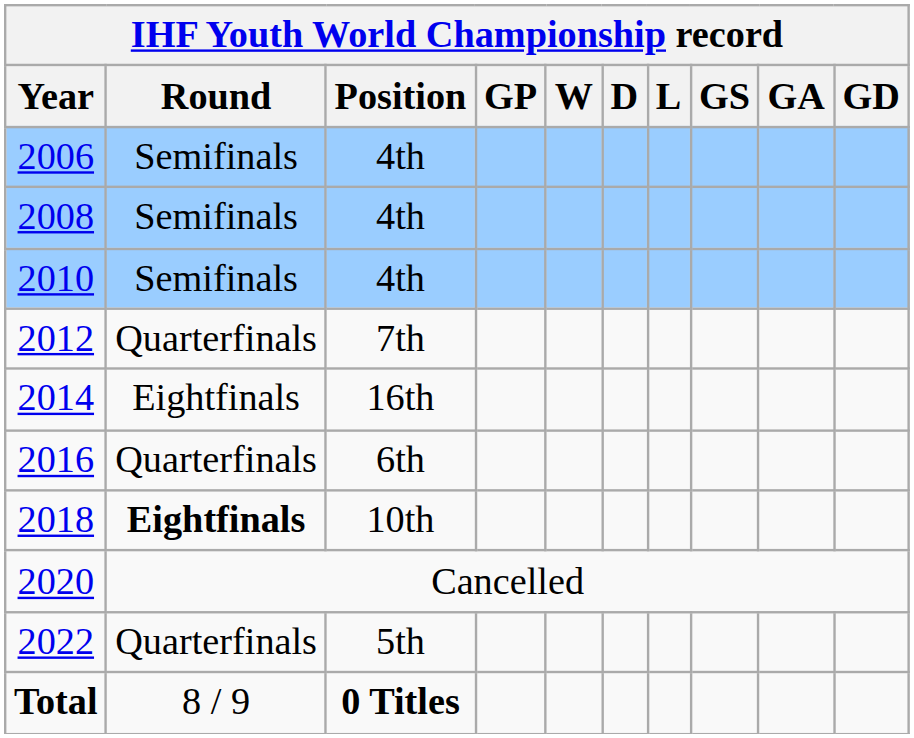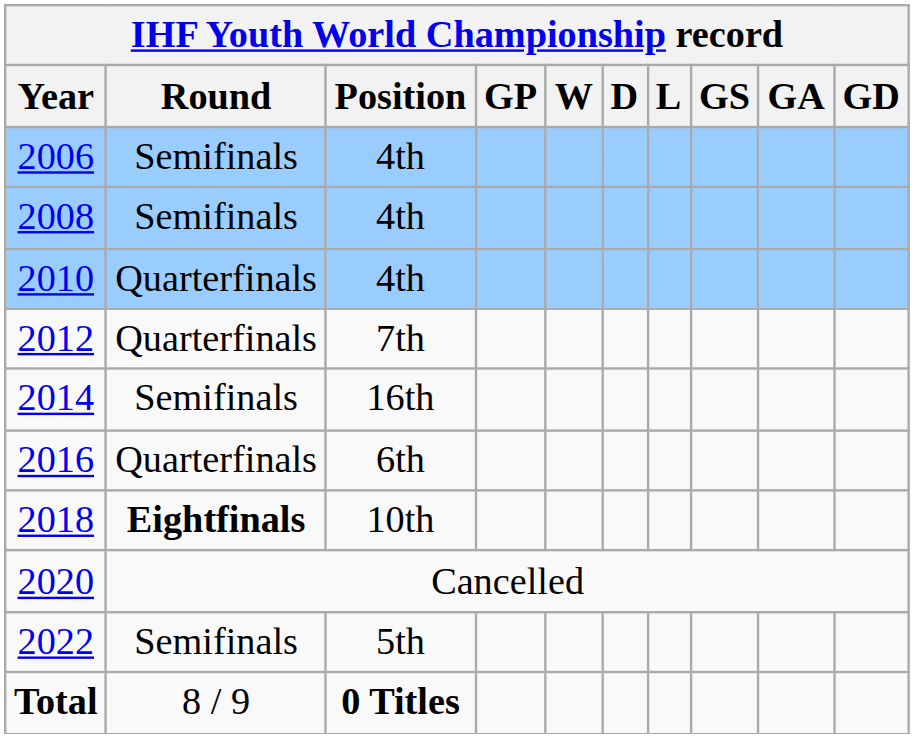(216, 277) Semifinals -> (216, 277) Quarterfinals
(216, 398) Eightfinals -> (216, 398) Semifinals
(216, 641) Quarterfinals -> (216, 641) Semifinals
